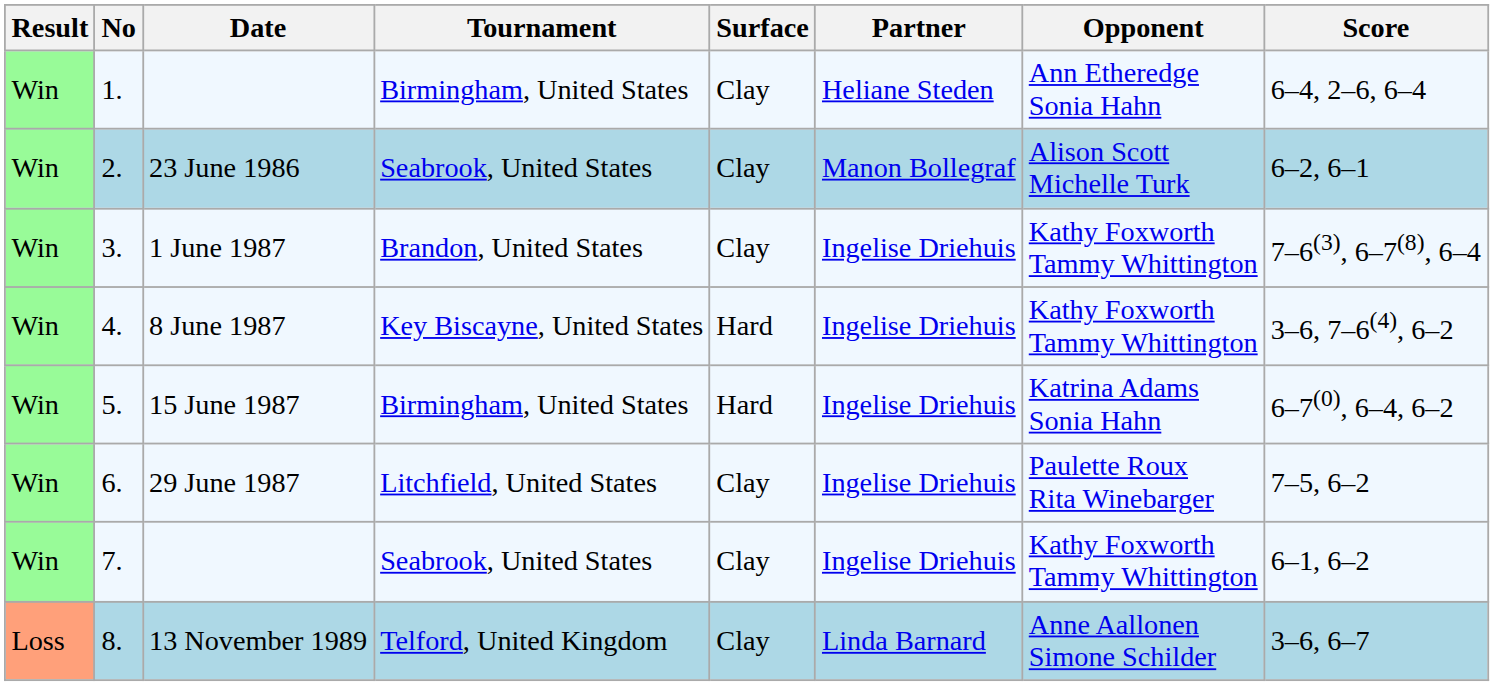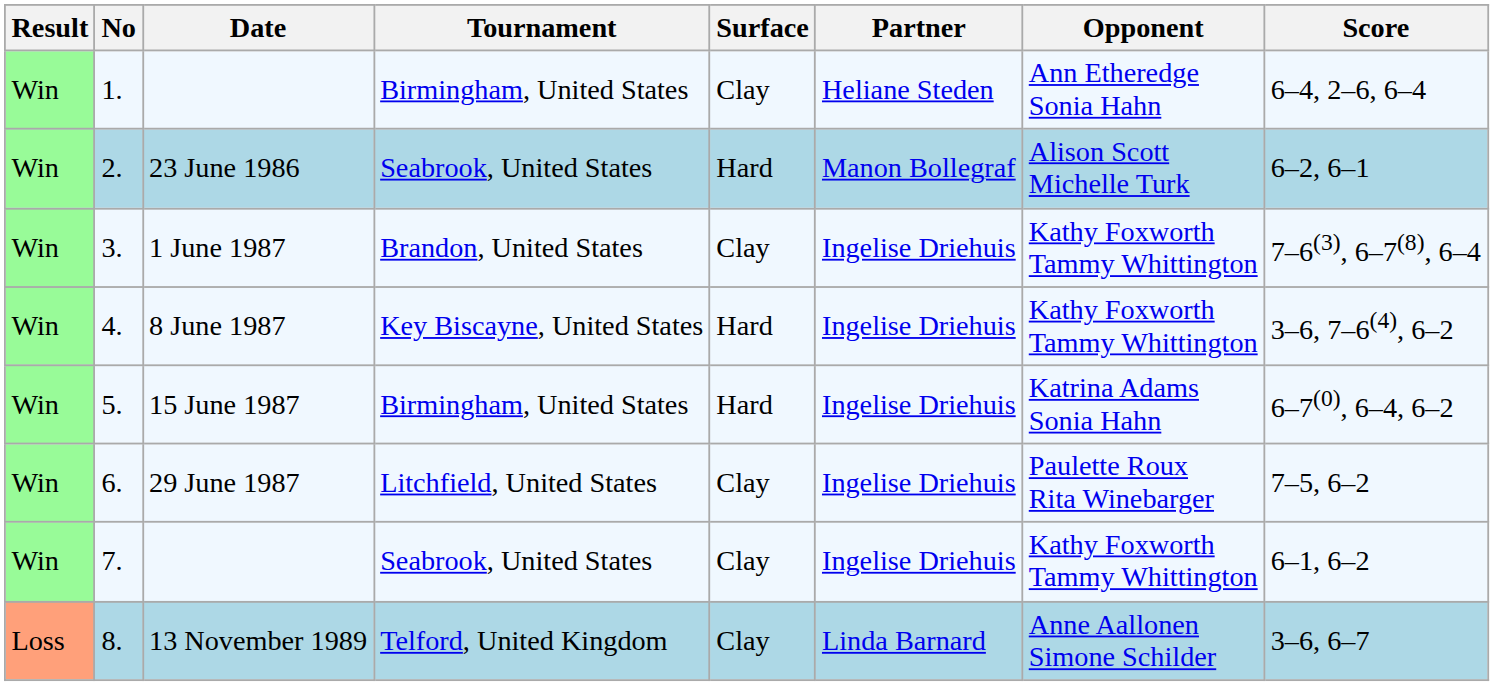(743, 167) Clay -> (745, 167) Hard
